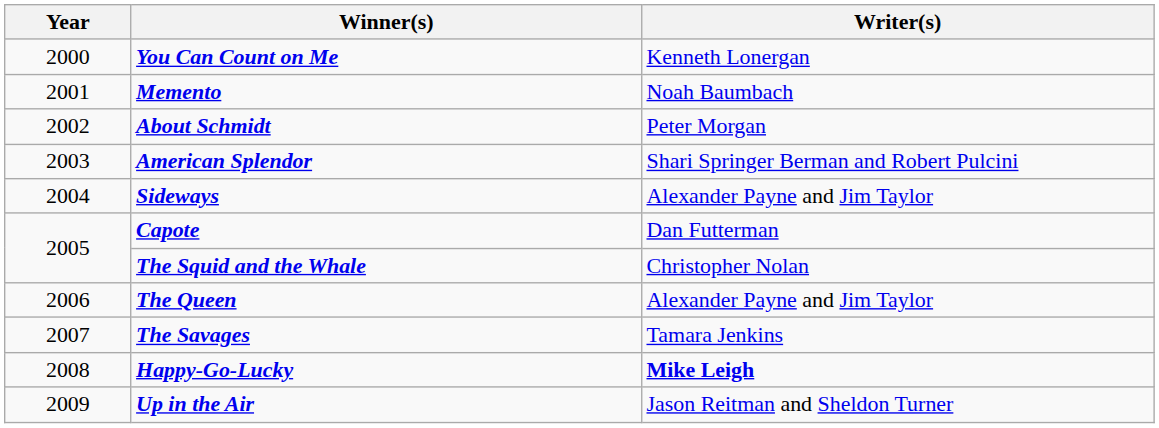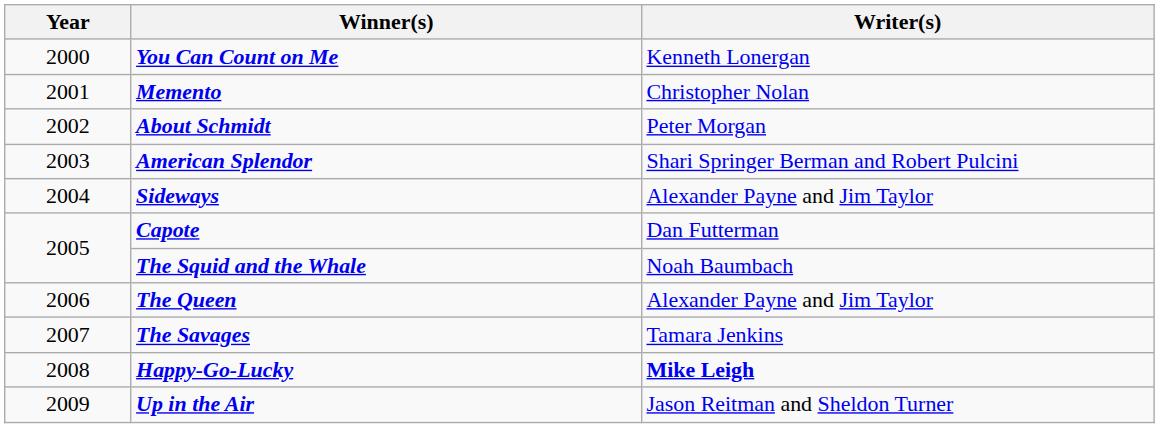(720, 91) Noah Baumbach -> (728, 91) Christopher Nolan
(728, 265) Christopher Nolan -> (720, 265) Noah Baumbach
